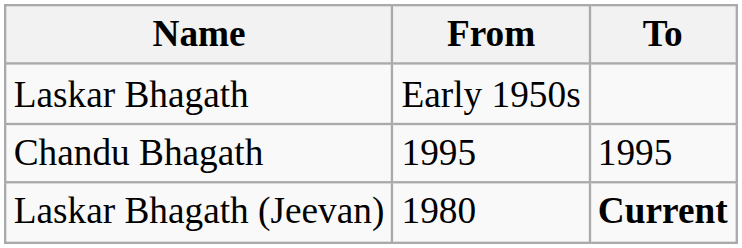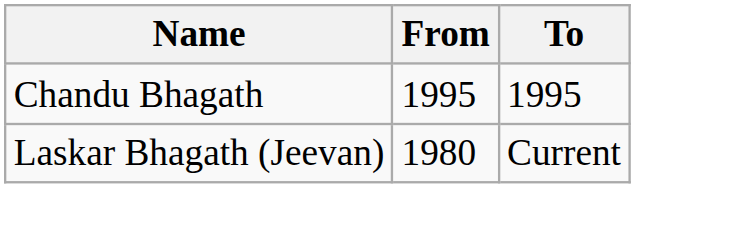- row: (131, 93)
(663, 211) bold -> (564, 152) normal
